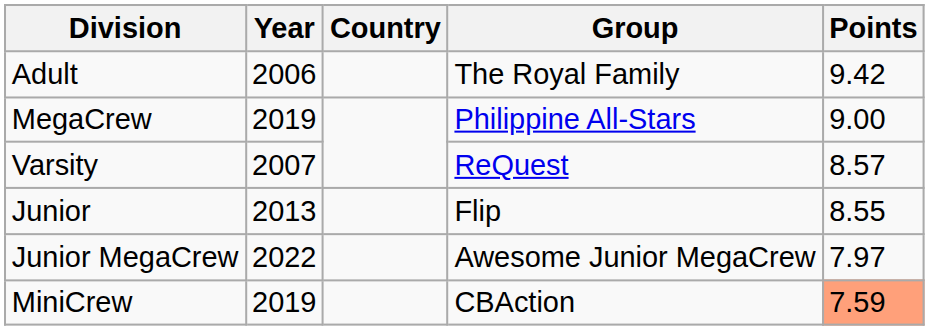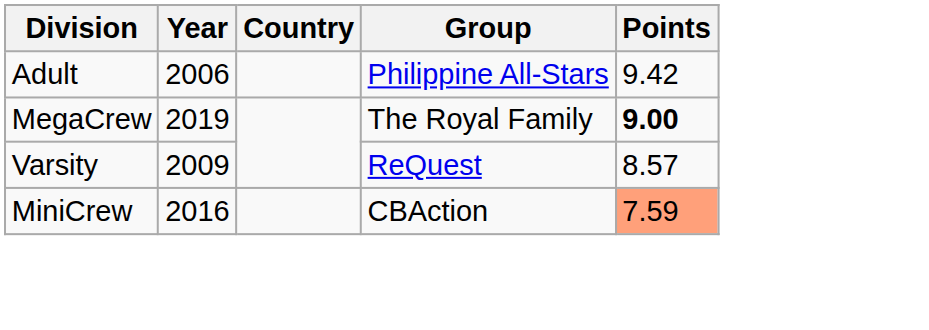(567, 74) The Royal Family -> (488, 74) Philippine All-Stars
(575, 120) Philippine All-Stars -> (480, 120) The Royal Family
(857, 120) normal -> (651, 120) bold
(284, 165) 2007 -> (197, 165) 2009
- row: (51, 211)
- row: (125, 257)
(284, 303) 2019 -> (197, 211) 2016
